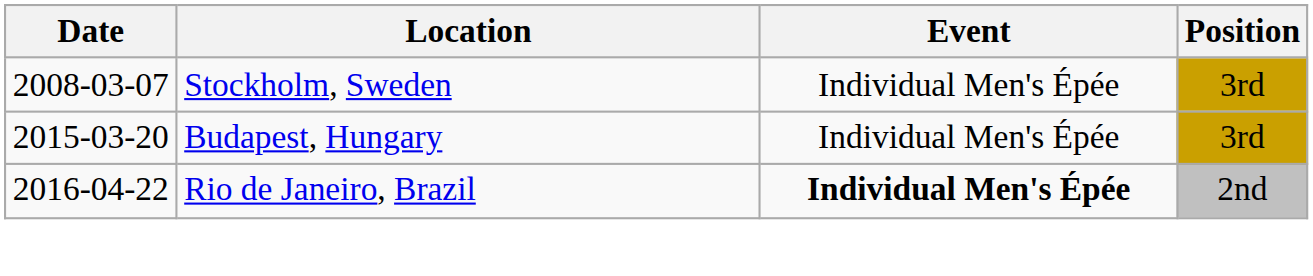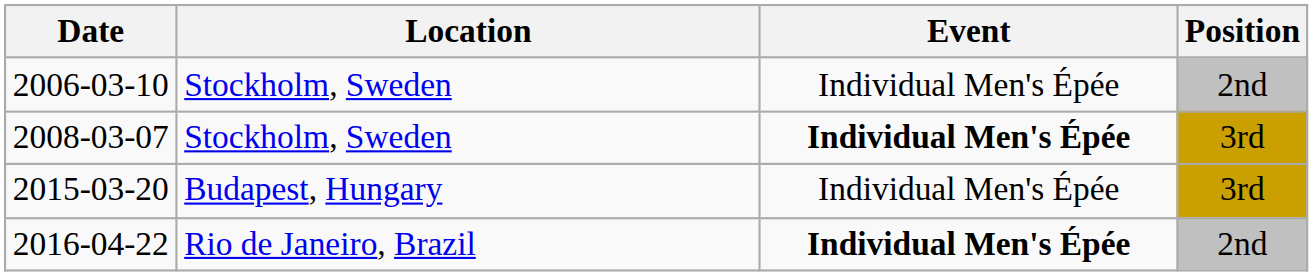+ row: (91, 84)
(969, 84) normal -> (969, 137) bold
